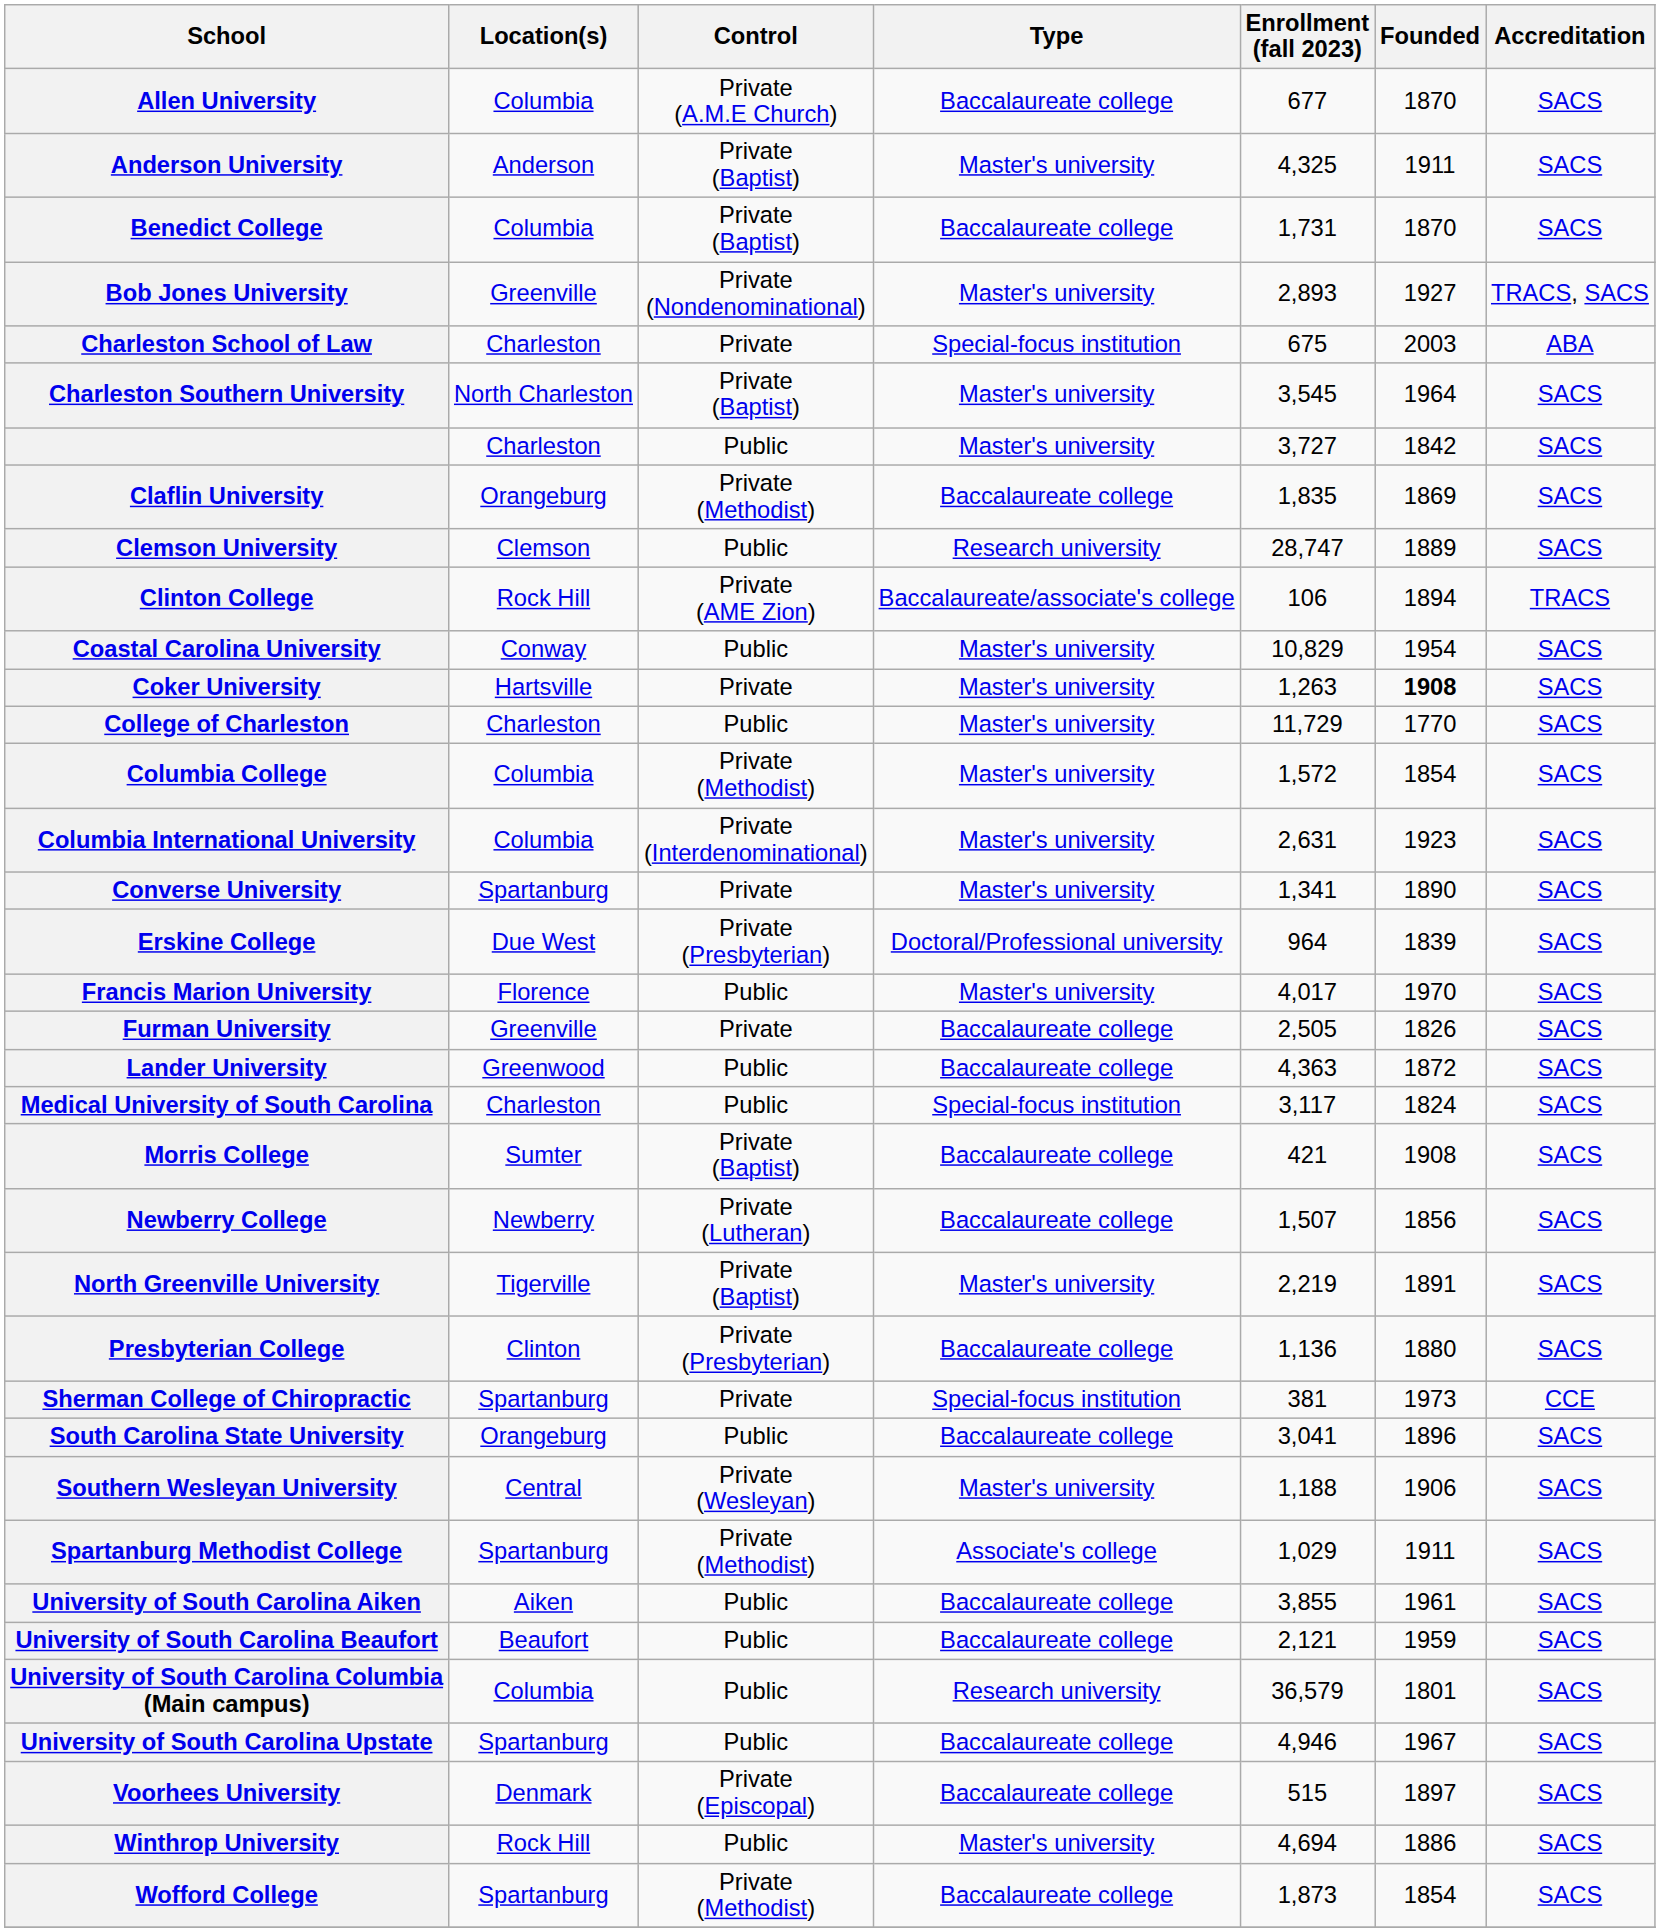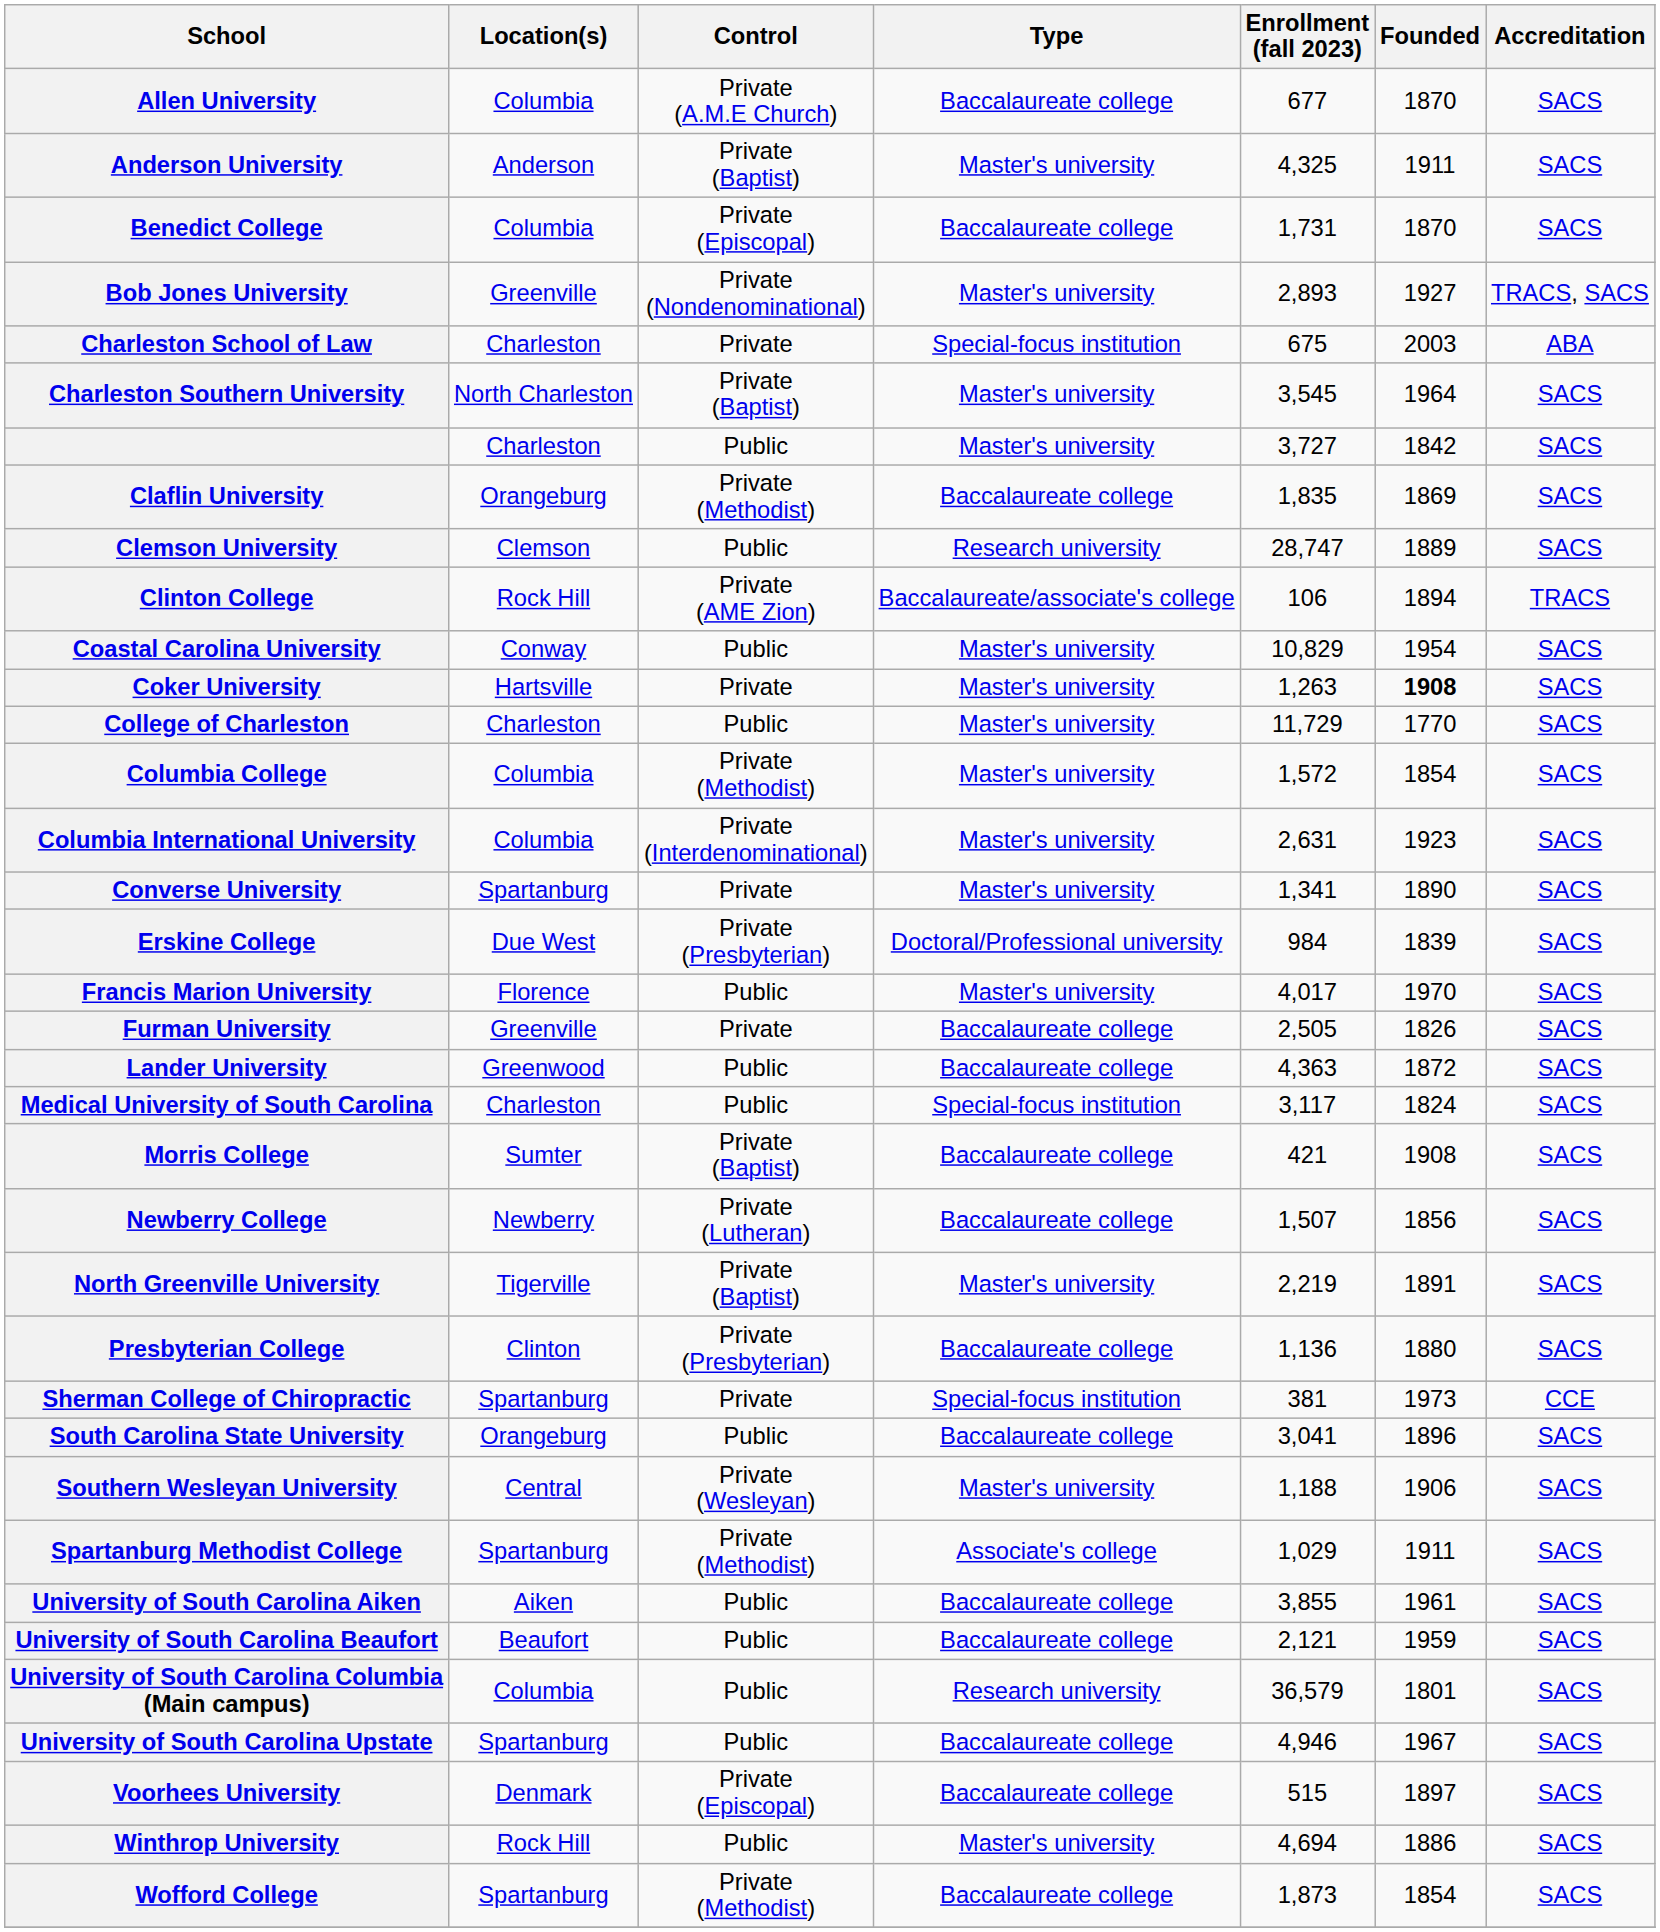(756, 229) Private (Baptist) -> (756, 229) Private (Episcopal)
(1307, 941) 964 -> (1307, 941) 984
